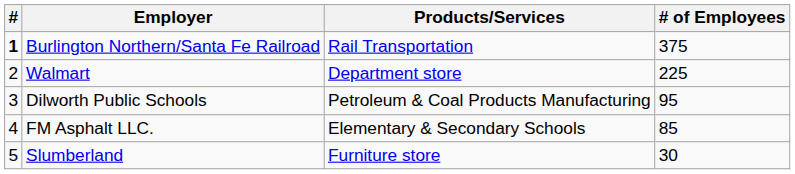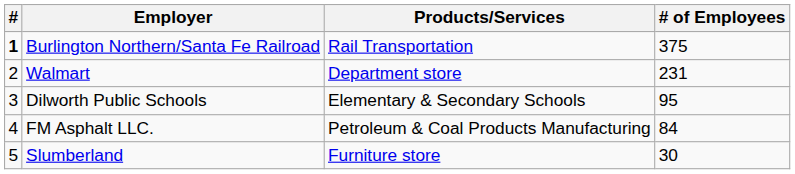(673, 73) 225 -> (673, 73) 231
(489, 100) Petroleum & Coal Products Manufacturing -> (457, 100) Elementary & Secondary Schools
(457, 127) Elementary & Secondary Schools -> (489, 127) Petroleum & Coal Products Manufacturing
(668, 127) 85 -> (668, 127) 84
